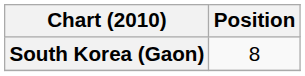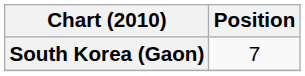(255, 53) 8 -> (255, 53) 7
